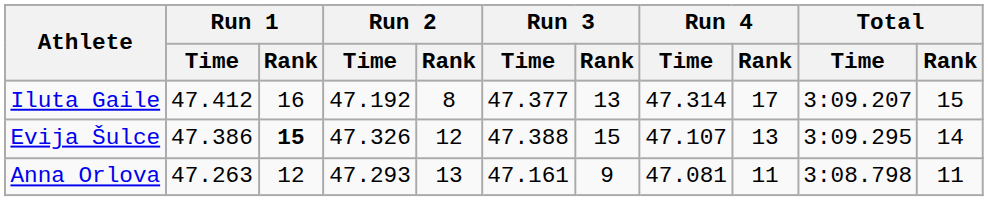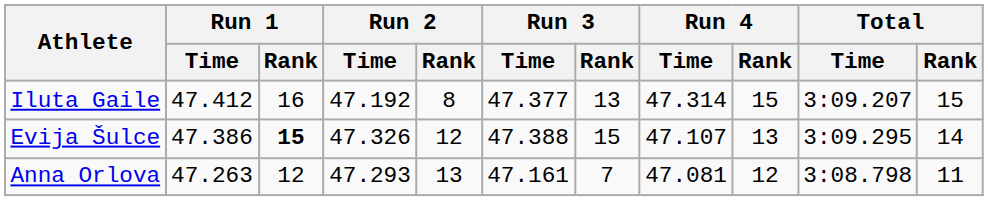(765, 100) 17 -> (765, 100) 15
(607, 176) 9 -> (607, 176) 7
(765, 176) 11 -> (765, 176) 12
